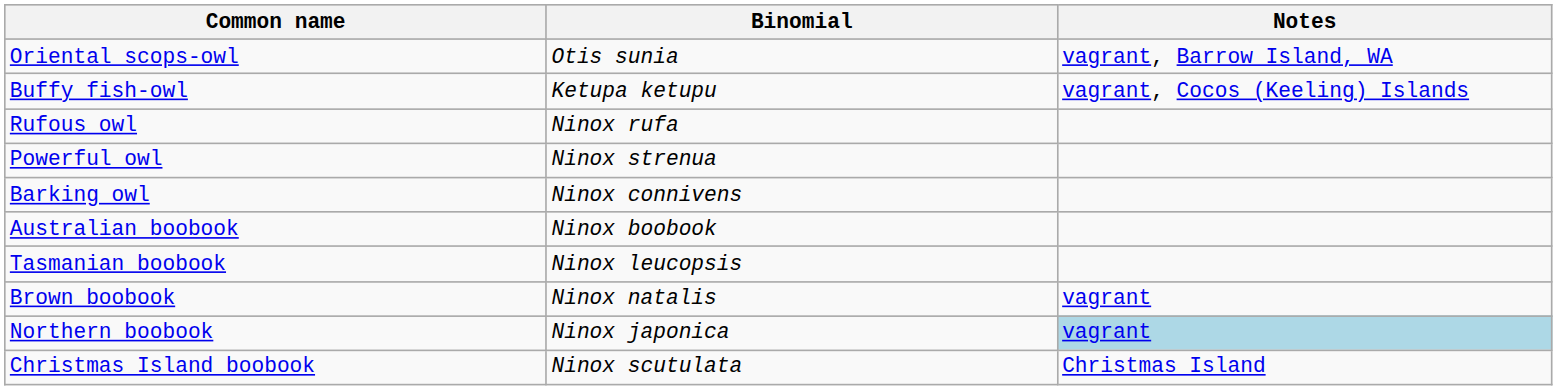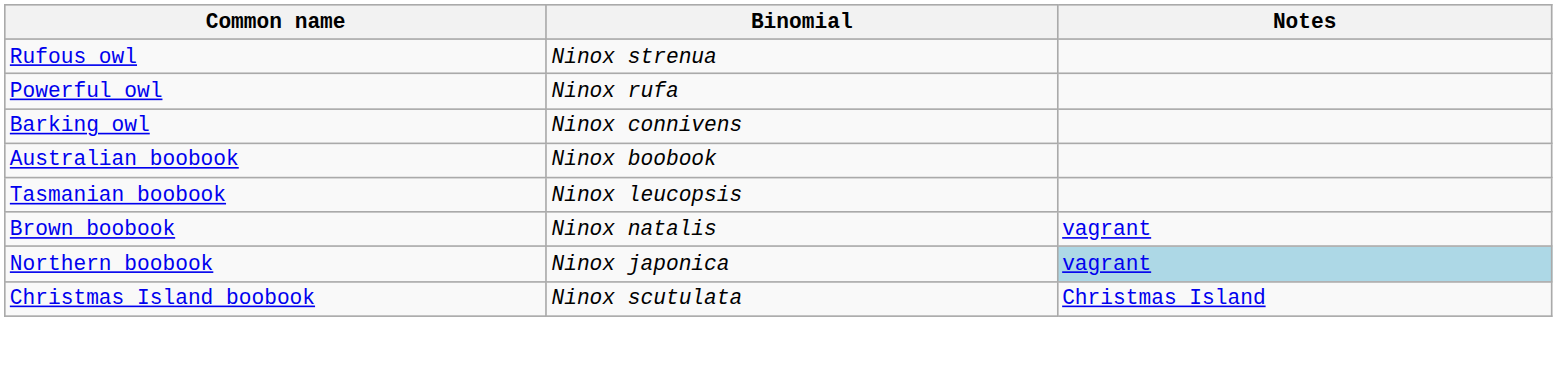- row: (124, 57)
- row: (99, 91)
(615, 126) Ninox rufa -> (634, 57) Ninox strenua
(634, 160) Ninox strenua -> (615, 91) Ninox rufa
